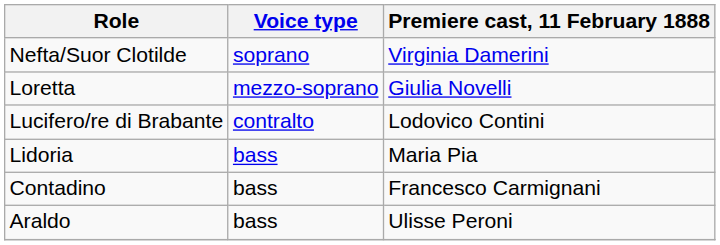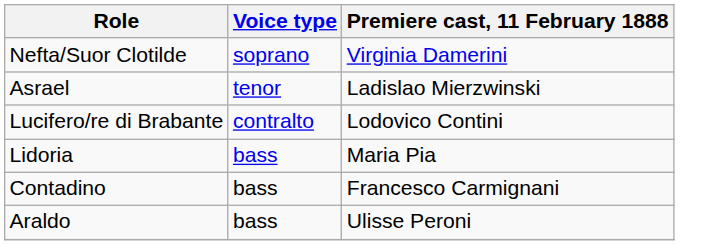+ row: (39, 88)
- row: (42, 88)
